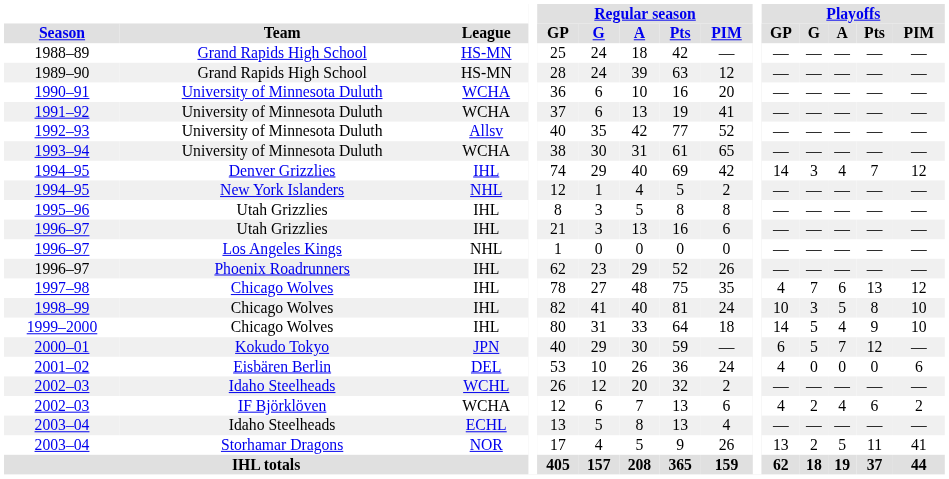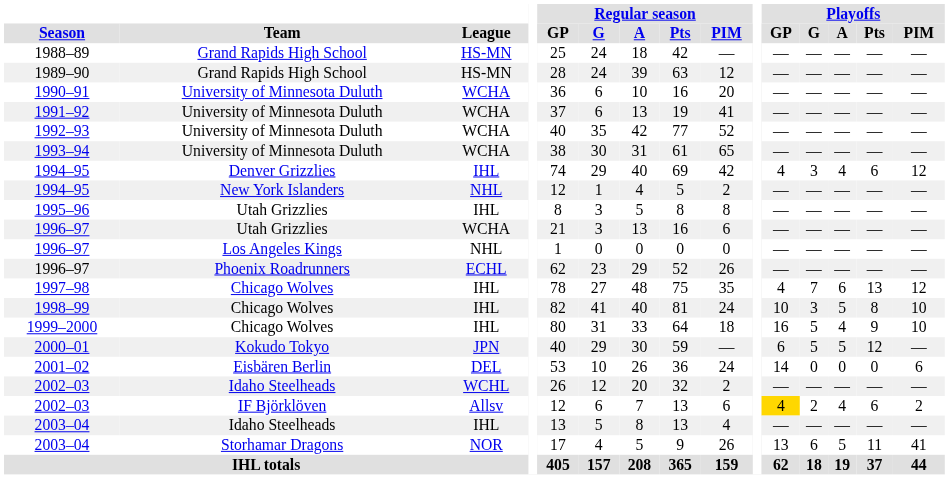(486, 131) Allsv -> (486, 131) WCHA
(781, 170) 14 -> (781, 170) 4
(875, 170) 7 -> (875, 170) 6
(486, 229) IHL -> (486, 229) WCHA
(486, 268) IHL -> (486, 268) ECHL
(781, 327) 14 -> (781, 327) 16
(842, 347) 7 -> (842, 347) 5
(781, 366) 4 -> (781, 366) 14
(486, 405) WCHA -> (486, 405) Allsv
(781, 405) no background -> (781, 405) gold background
(486, 425) ECHL -> (486, 425) IHL
(814, 445) 2 -> (814, 445) 6
